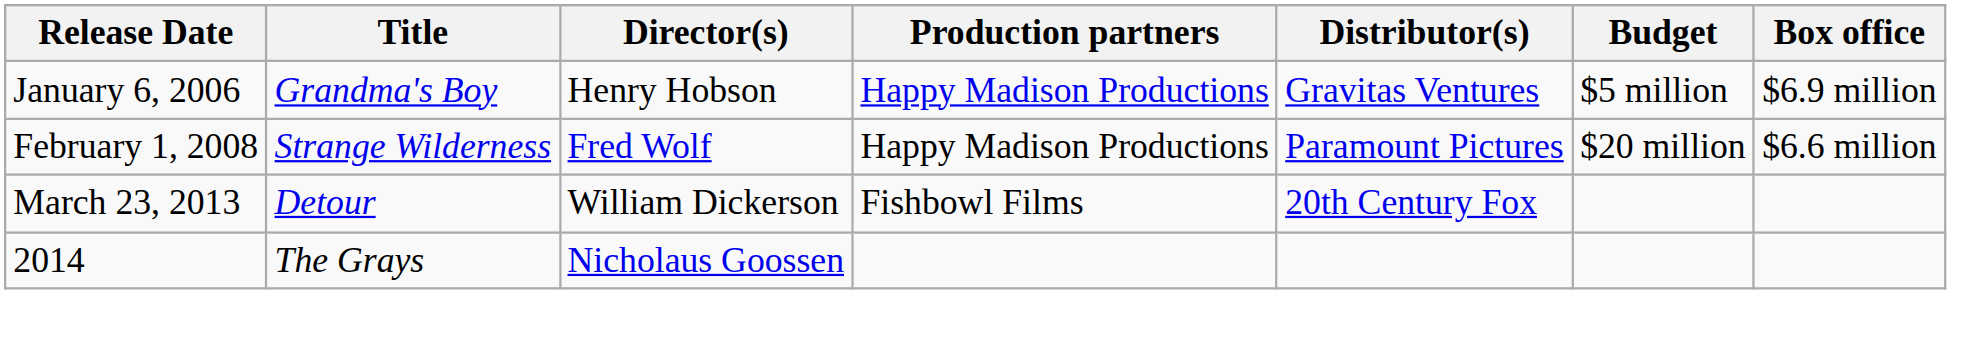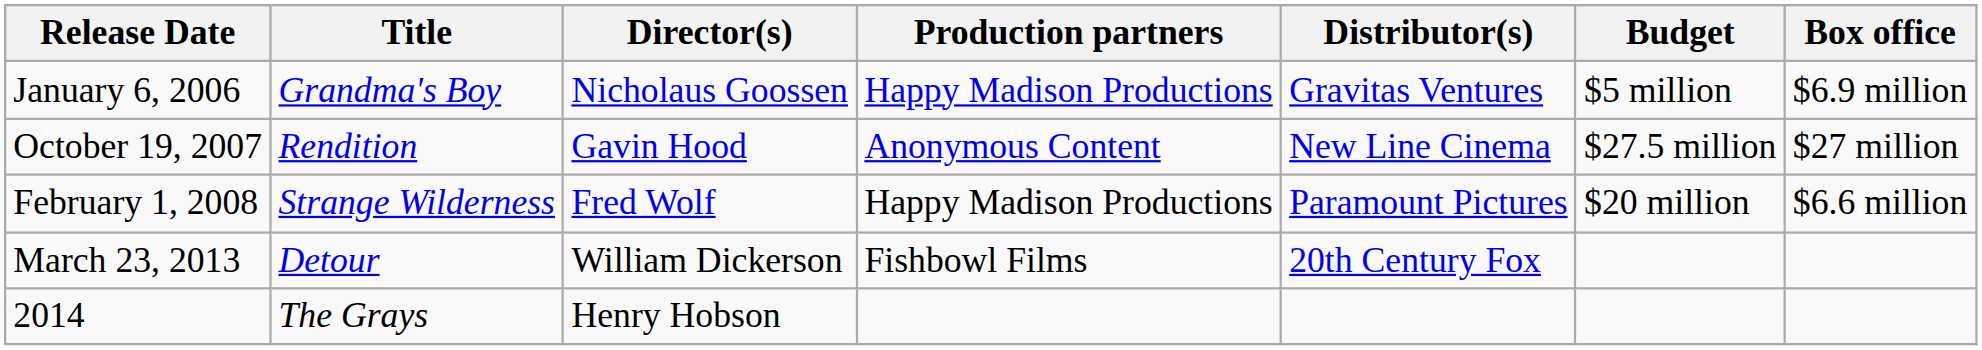(672, 89) Henry Hobson -> (710, 89) Nicholaus Goossen
+ row: (138, 145)
(706, 259) Nicholaus Goossen -> (676, 315) Henry Hobson
